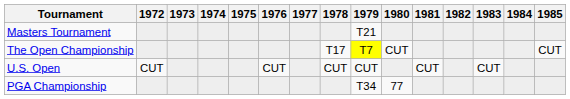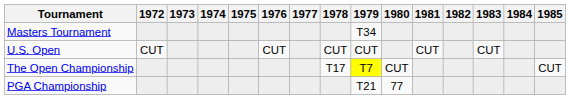(366, 32) T21 -> (366, 32) T34
rows swapped: (34, 68) <-> (70, 50)
(366, 86) T34 -> (366, 86) T21
